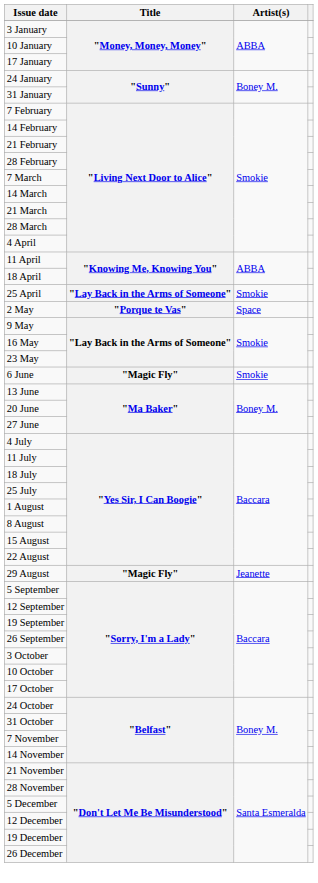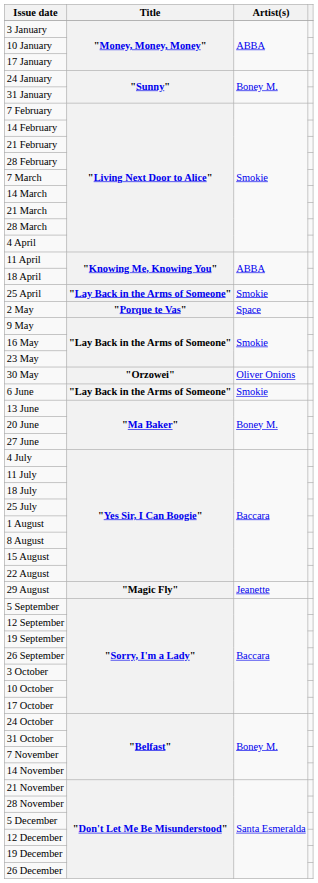+ row: (23, 375)
(150, 375) "Magic Fly" -> (150, 392) "Lay Back in the Arms of Someone"
